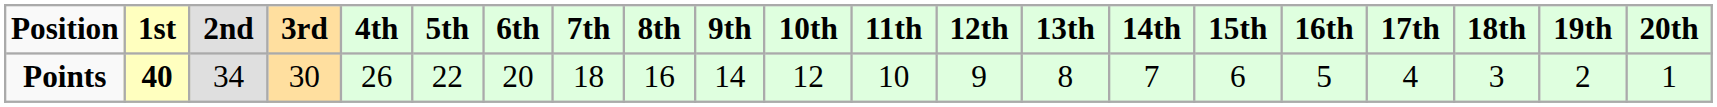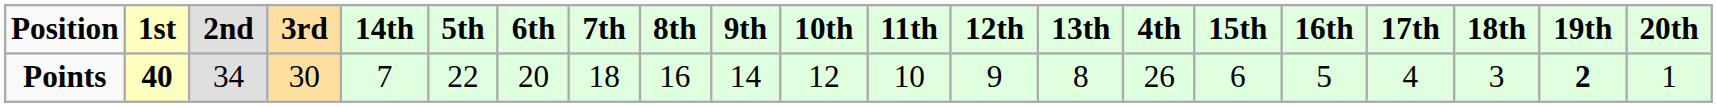columns swapped: (377, 28) <-> (1152, 28)
(1583, 76) normal -> (1583, 76) bold
